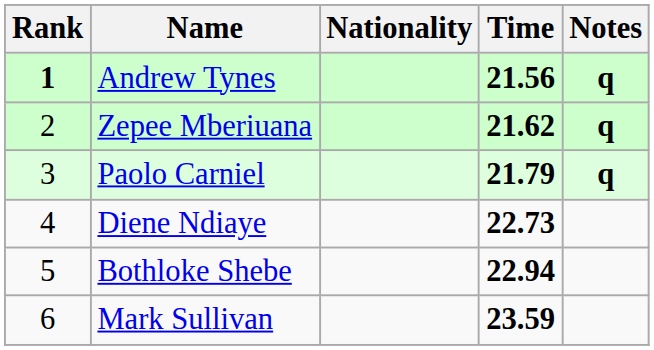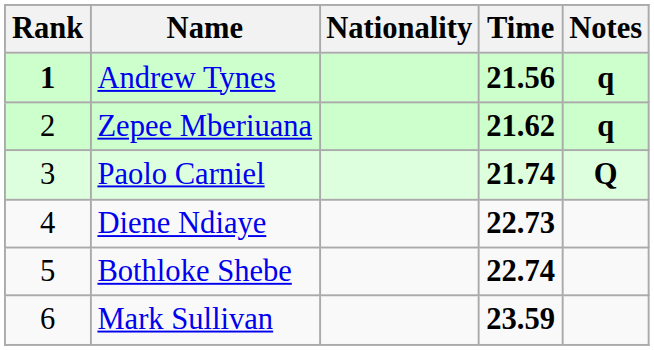(521, 174) 21.79 -> (521, 174) 21.74
(606, 174) q -> (606, 174) Q
(521, 271) 22.94 -> (521, 271) 22.74
